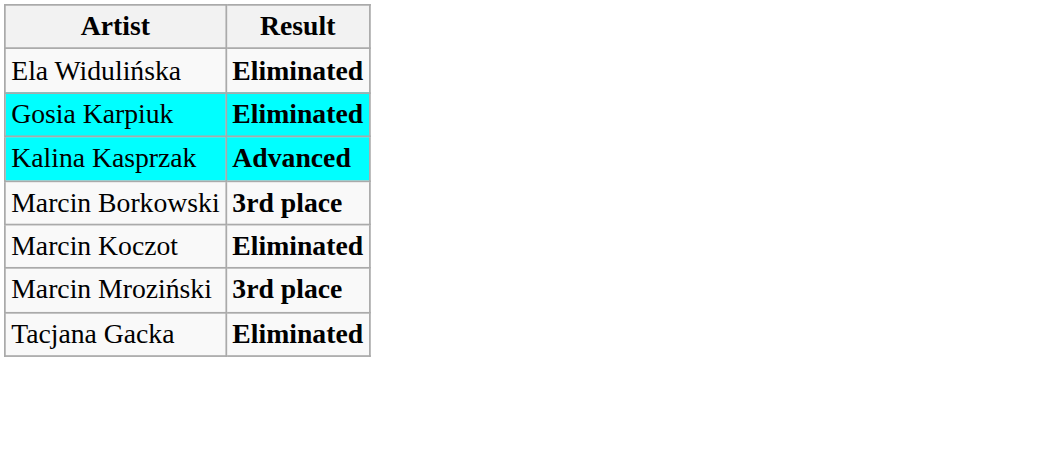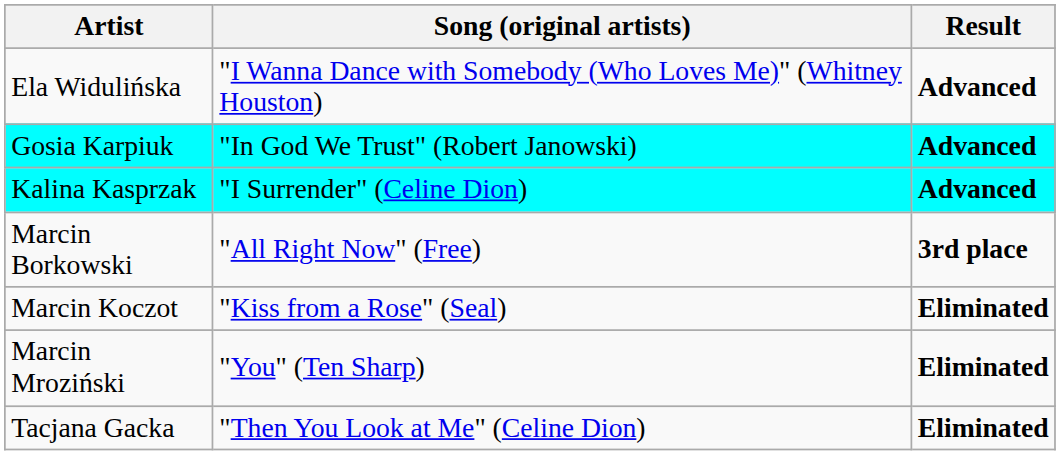+ column: (562, 26)
(298, 70) Eliminated -> (977, 85) Advanced
(298, 114) Eliminated -> (977, 145) Advanced
(287, 289) 3rd place -> (983, 367) Eliminated
